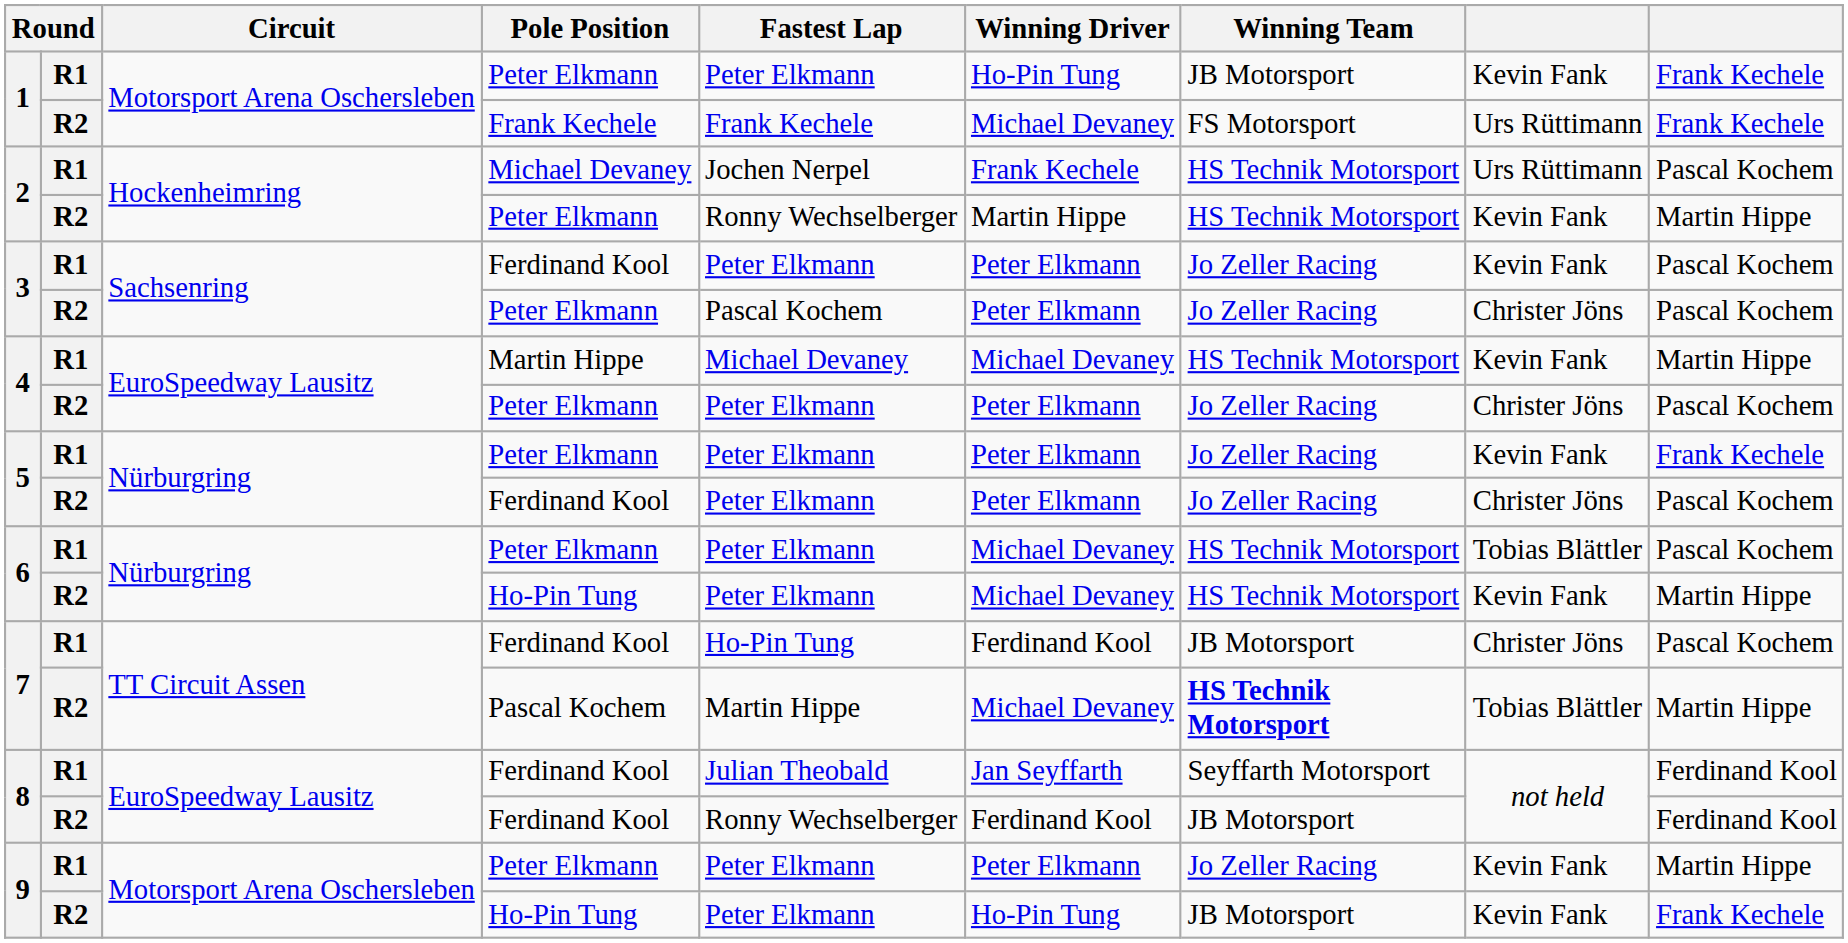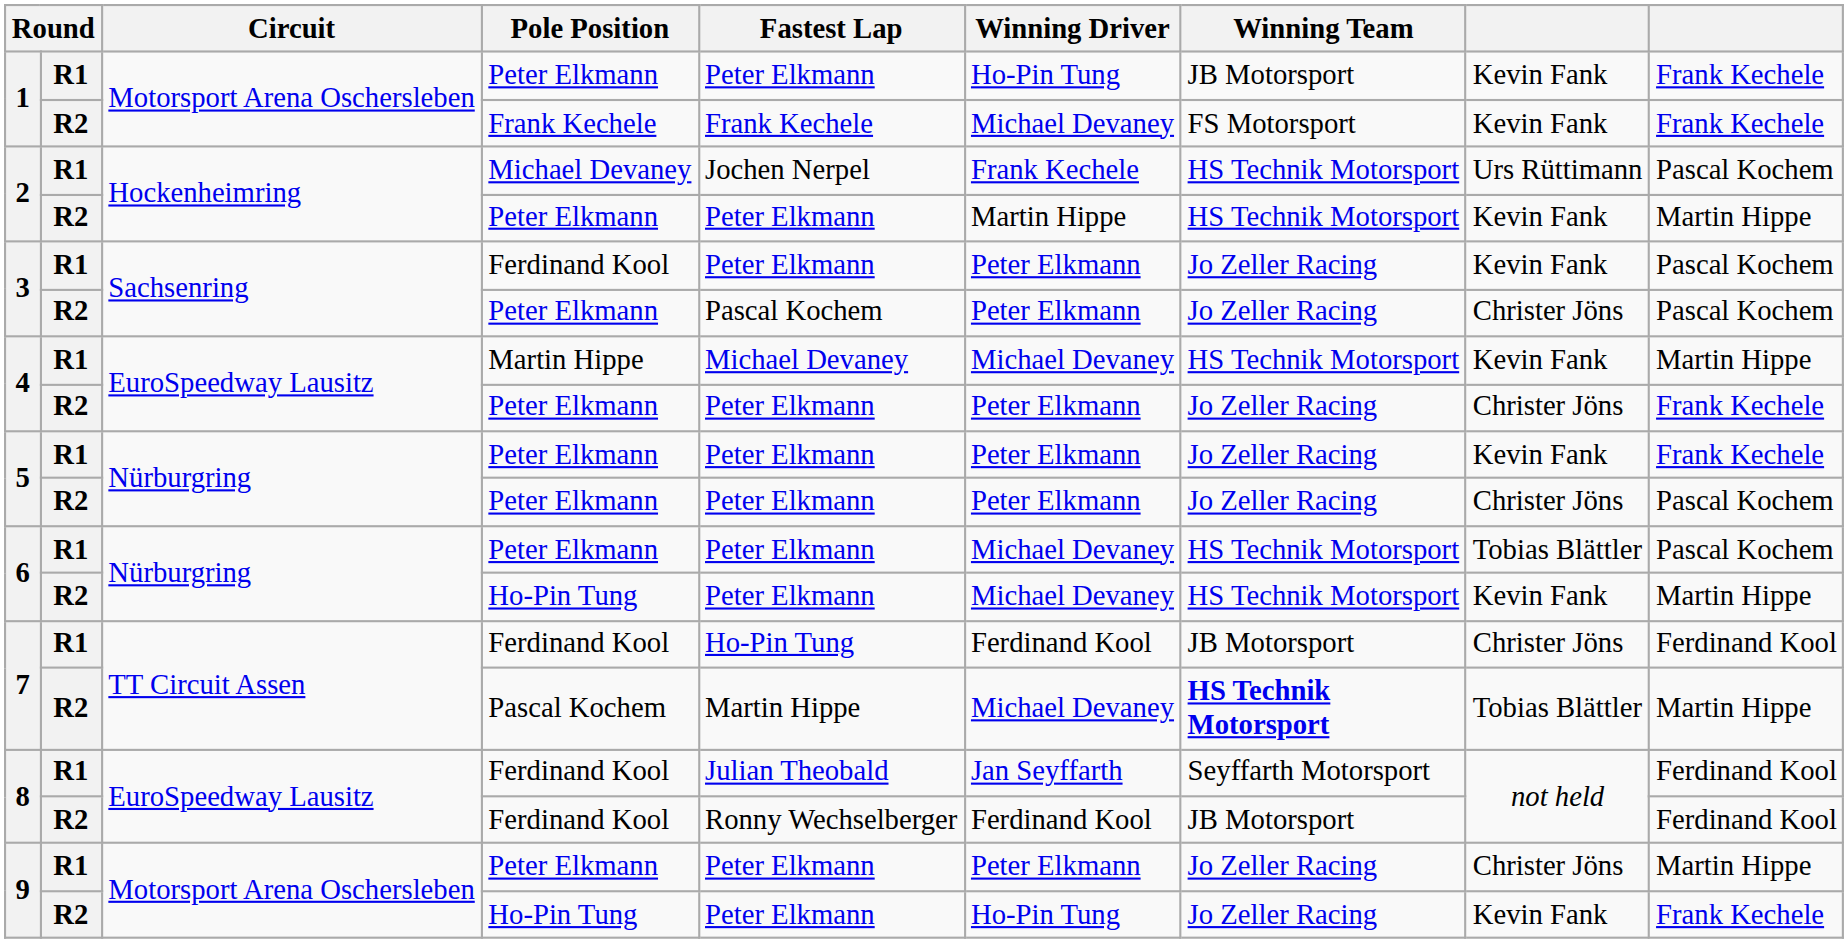(1558, 122) Urs Rüttimann -> (1540, 122) Kevin Fank
(831, 217) Ronny Wechselberger -> (790, 217) Peter Elkmann
(1745, 406) Pascal Kochem -> (1740, 406) Frank Kechele
(579, 501) Ferdinand Kool -> (573, 501) Peter Elkmann
(1745, 643) Pascal Kochem -> (1746, 643) Ferdinand Kool
(1540, 866) Kevin Fank -> (1548, 866) Christer Jöns
(1271, 913) JB Motorsport -> (1282, 913) Jo Zeller Racing
